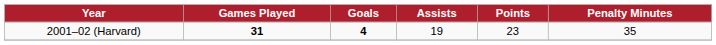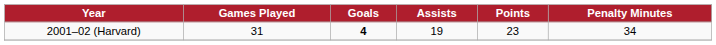(257, 31) bold -> (257, 31) normal
(630, 31) 35 -> (630, 31) 34
